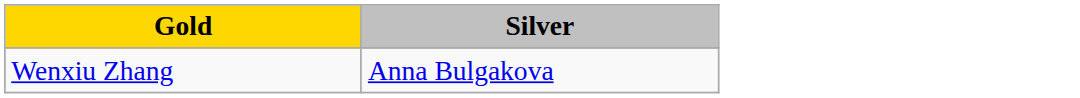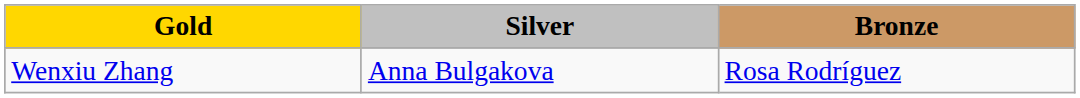+ column: (897, 26)
